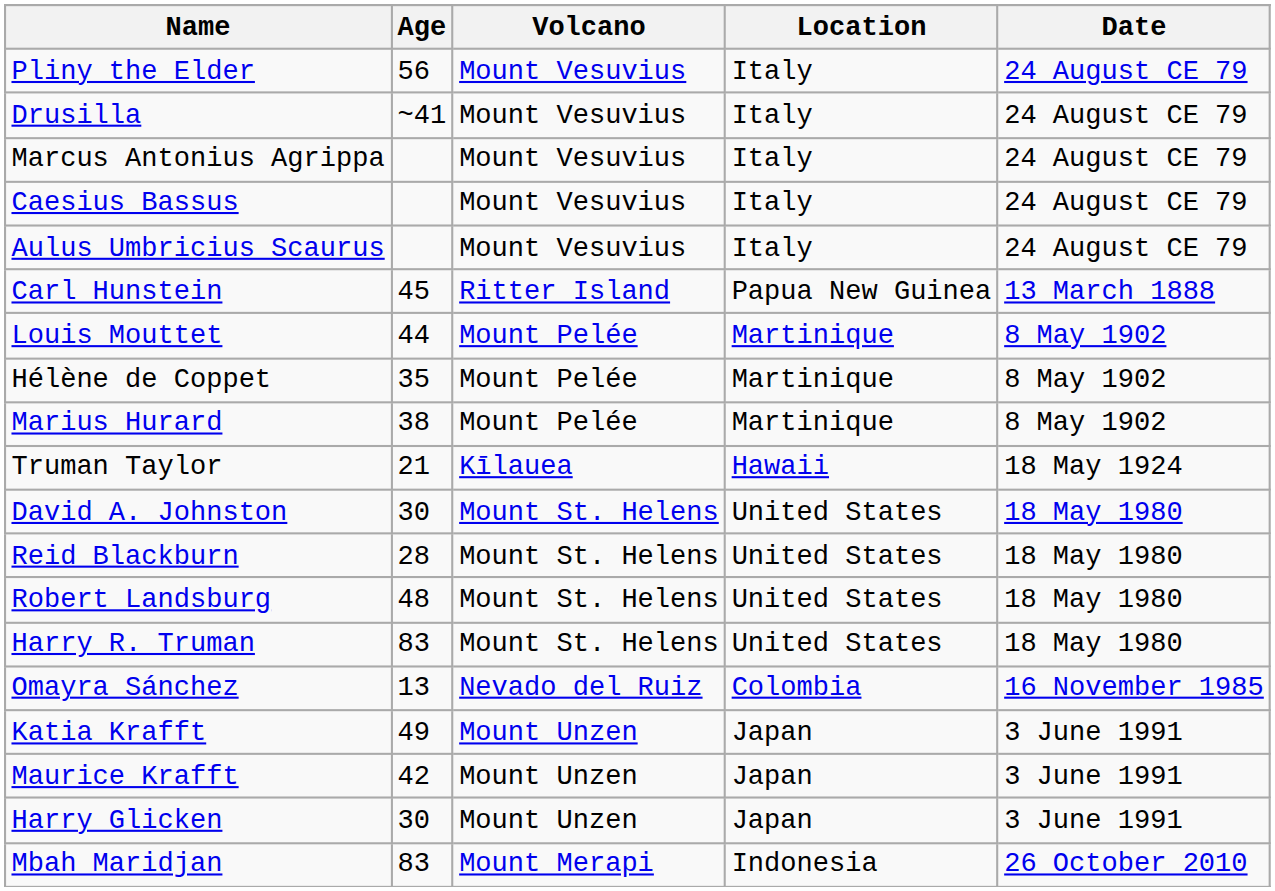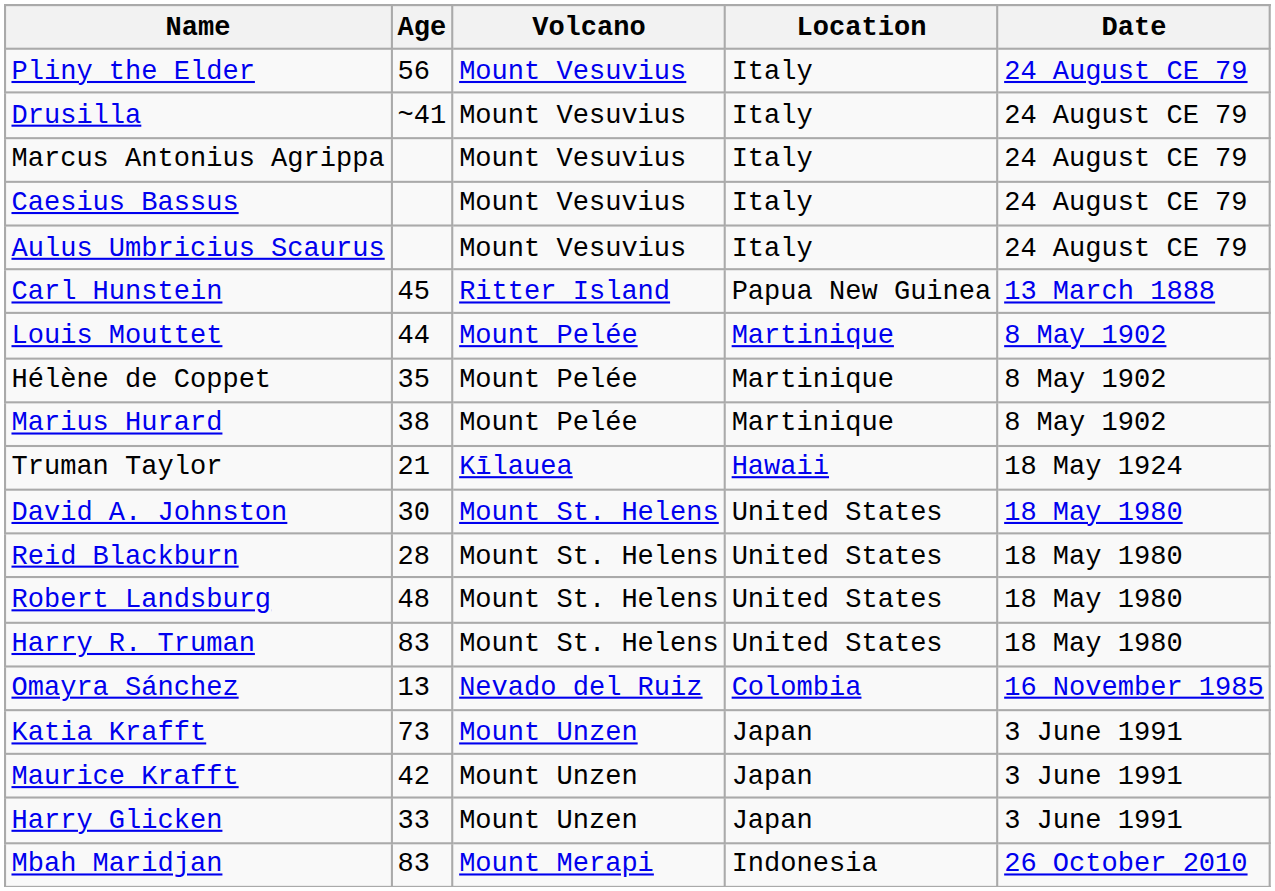(414, 732) 49 -> (414, 732) 73
(414, 820) 30 -> (414, 820) 33
